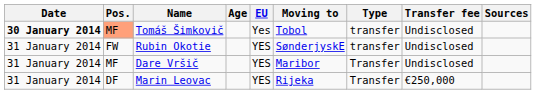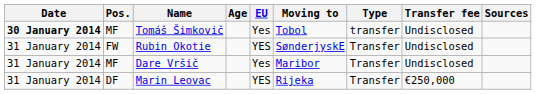(112, 30) lightsalmon background -> (112, 30) no background
(375, 47) transfer -> (375, 47) Transfer
(261, 64) YES -> (261, 64) Yes
